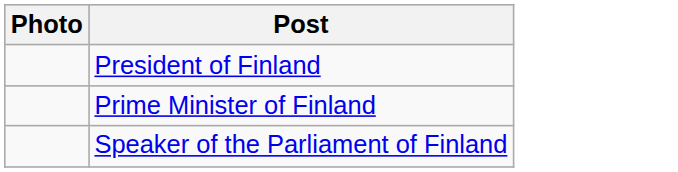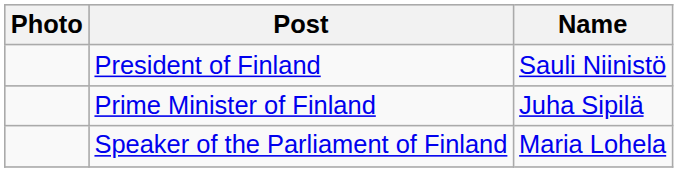+ column: (593, 24)
